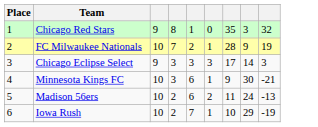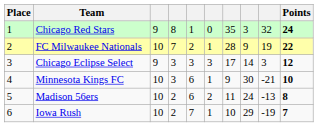+ column: (297, 12)
